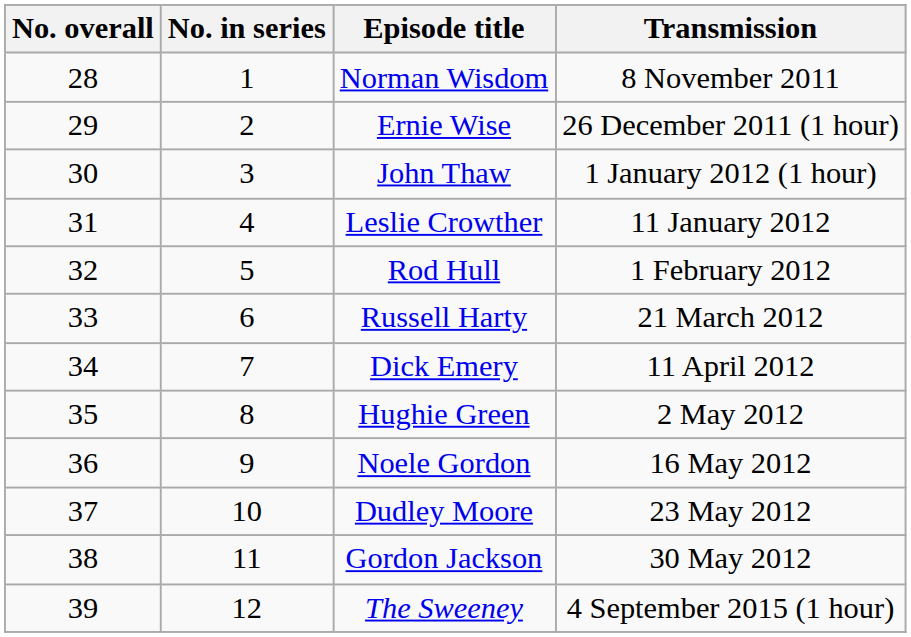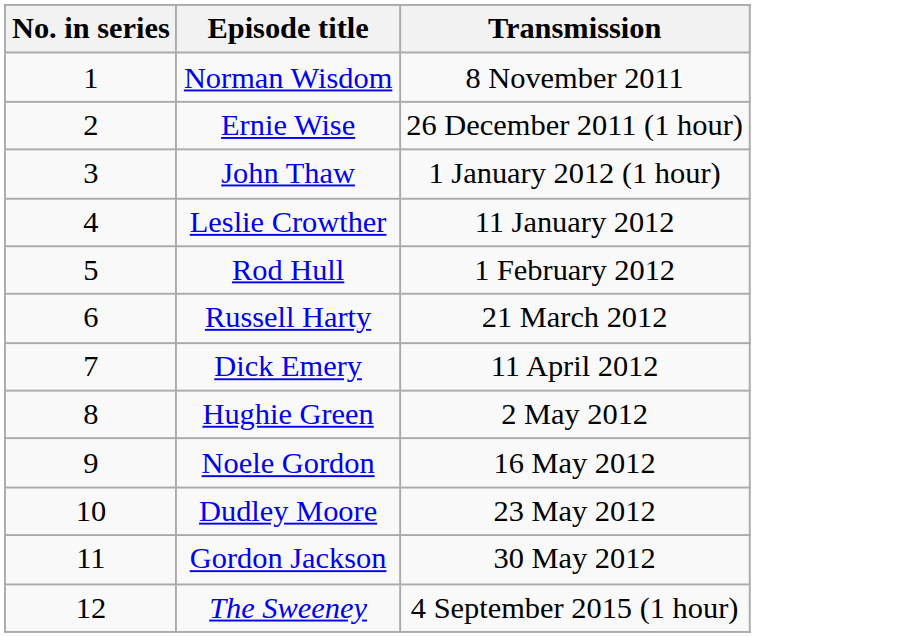- column: (83, 28)
